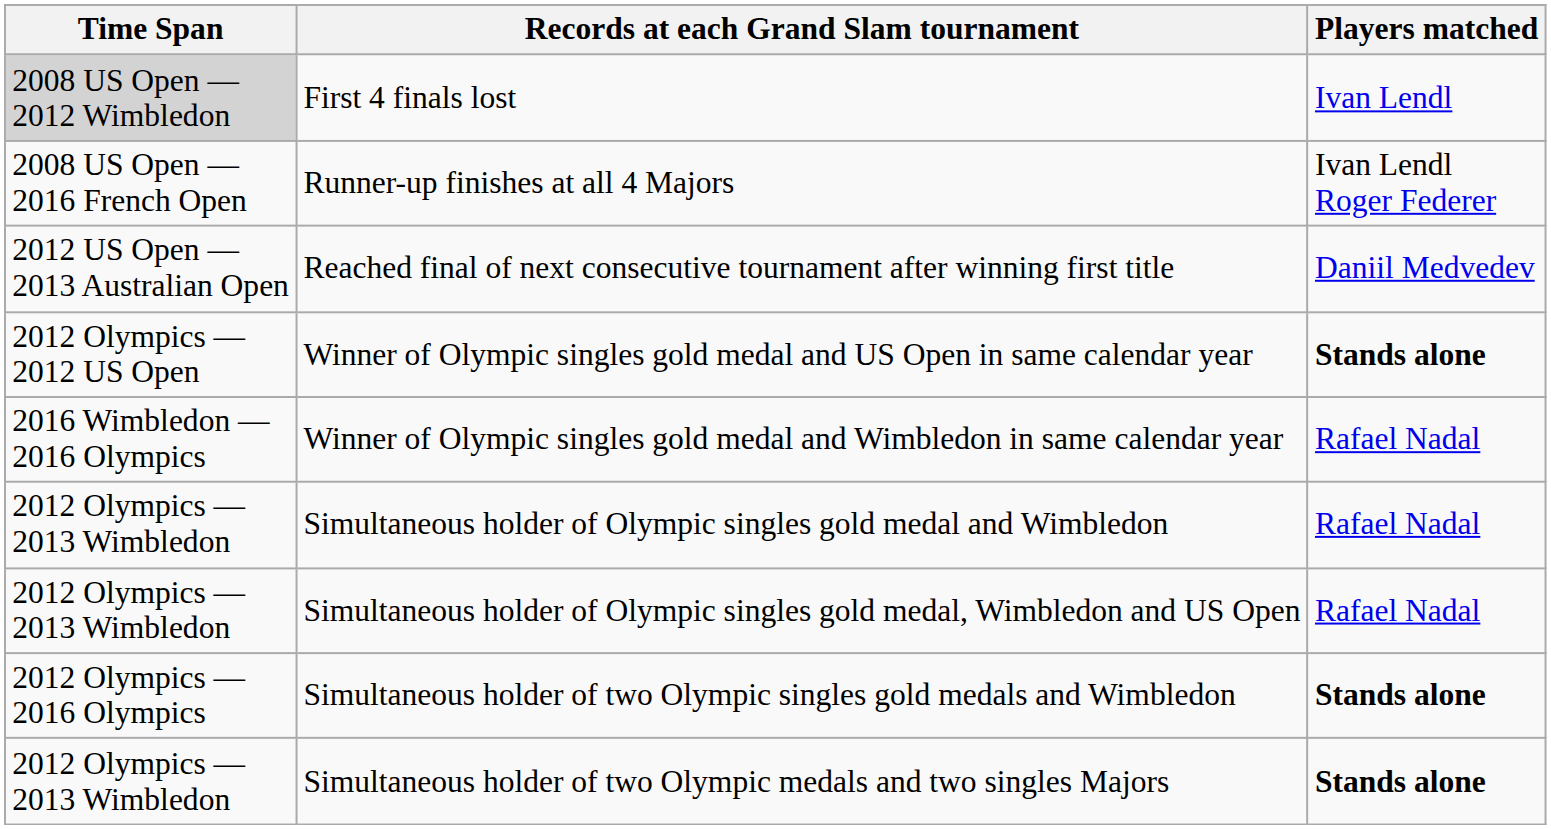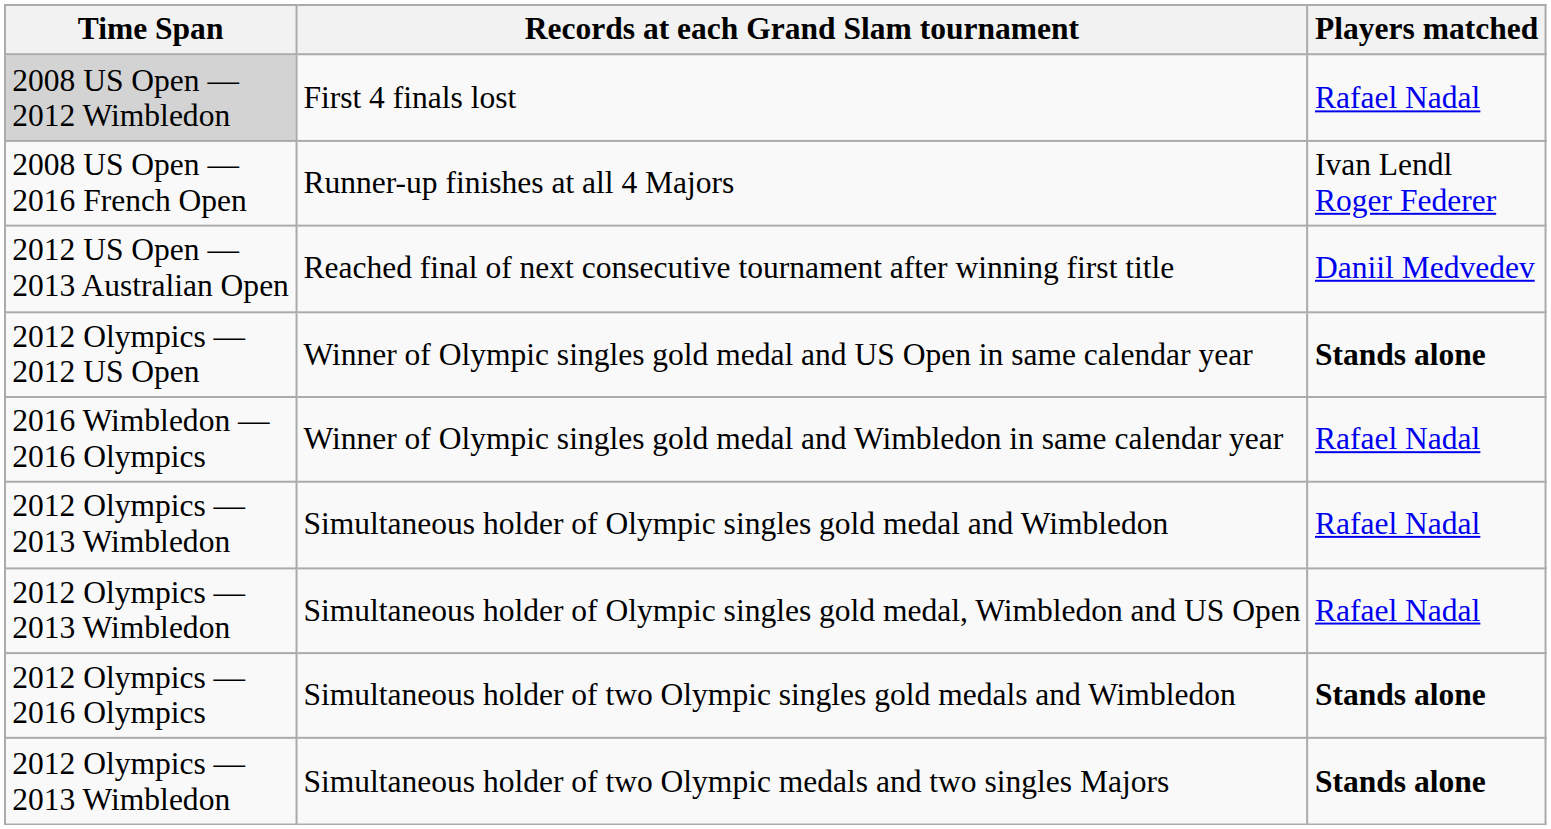(1384, 97) Ivan Lendl -> (1398, 97) Rafael Nadal
